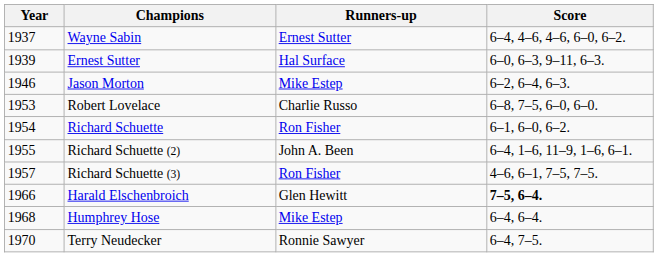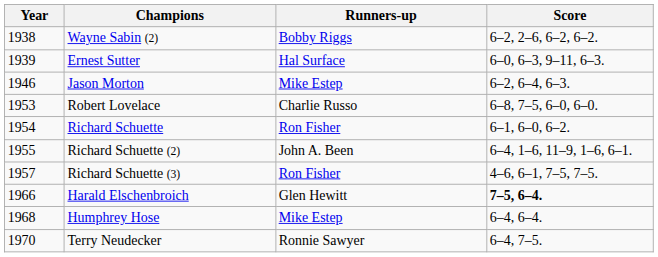- row: (104, 37)
+ row: (113, 37)
